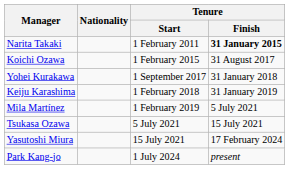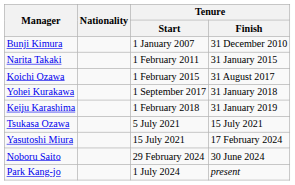+ row: (34, 44)
(246, 44) bold -> (244, 60) normal
- row: (36, 108)
+ row: (34, 156)
